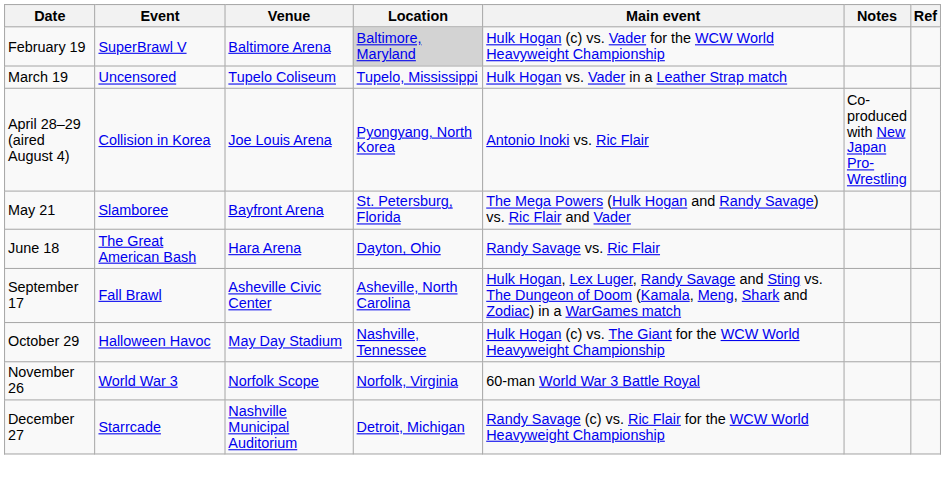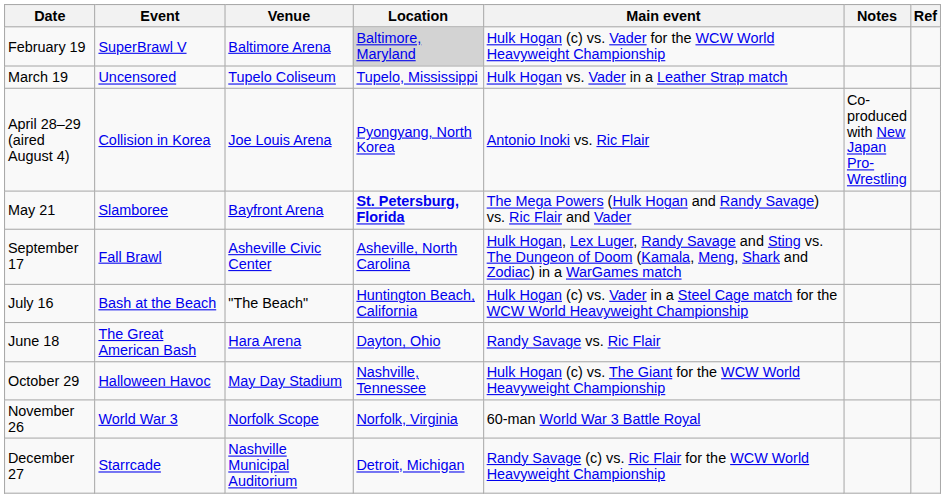(405, 210) normal -> (408, 210) bold
rows swapped: (34, 248) <-> (43, 295)
+ row: (31, 303)
